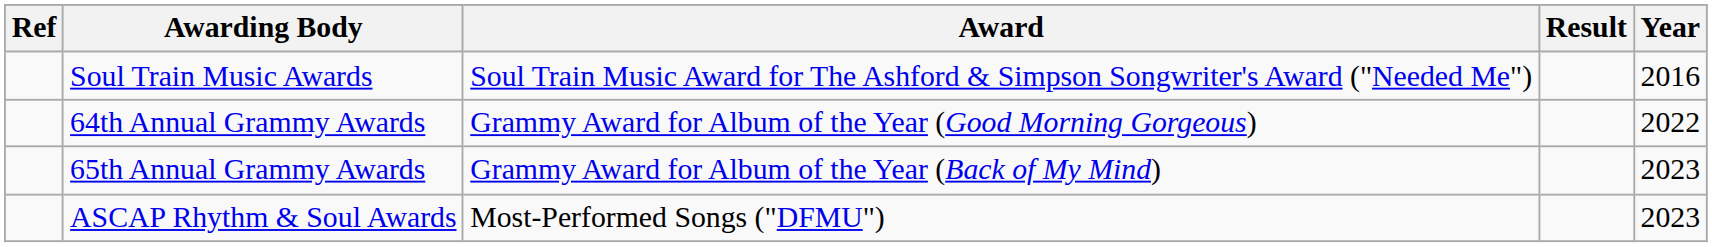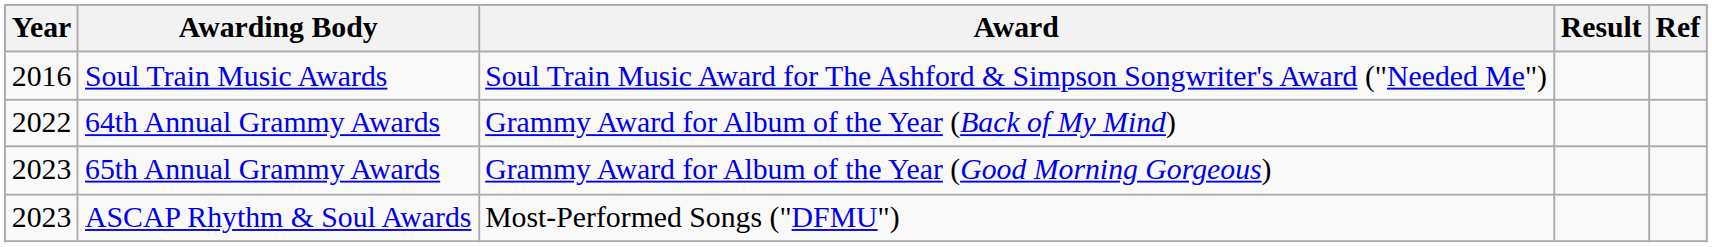columns swapped: (1670, 28) <-> (34, 28)
(863, 122) Grammy Award for Album of the Year (Good Morning Gorgeous) -> (830, 122) Grammy Award for Album of the Year (Back of My Mind)
(816, 169) Grammy Award for Album of the Year (Back of My Mind) -> (878, 169) Grammy Award for Album of the Year (Good Morning Gorgeous)
